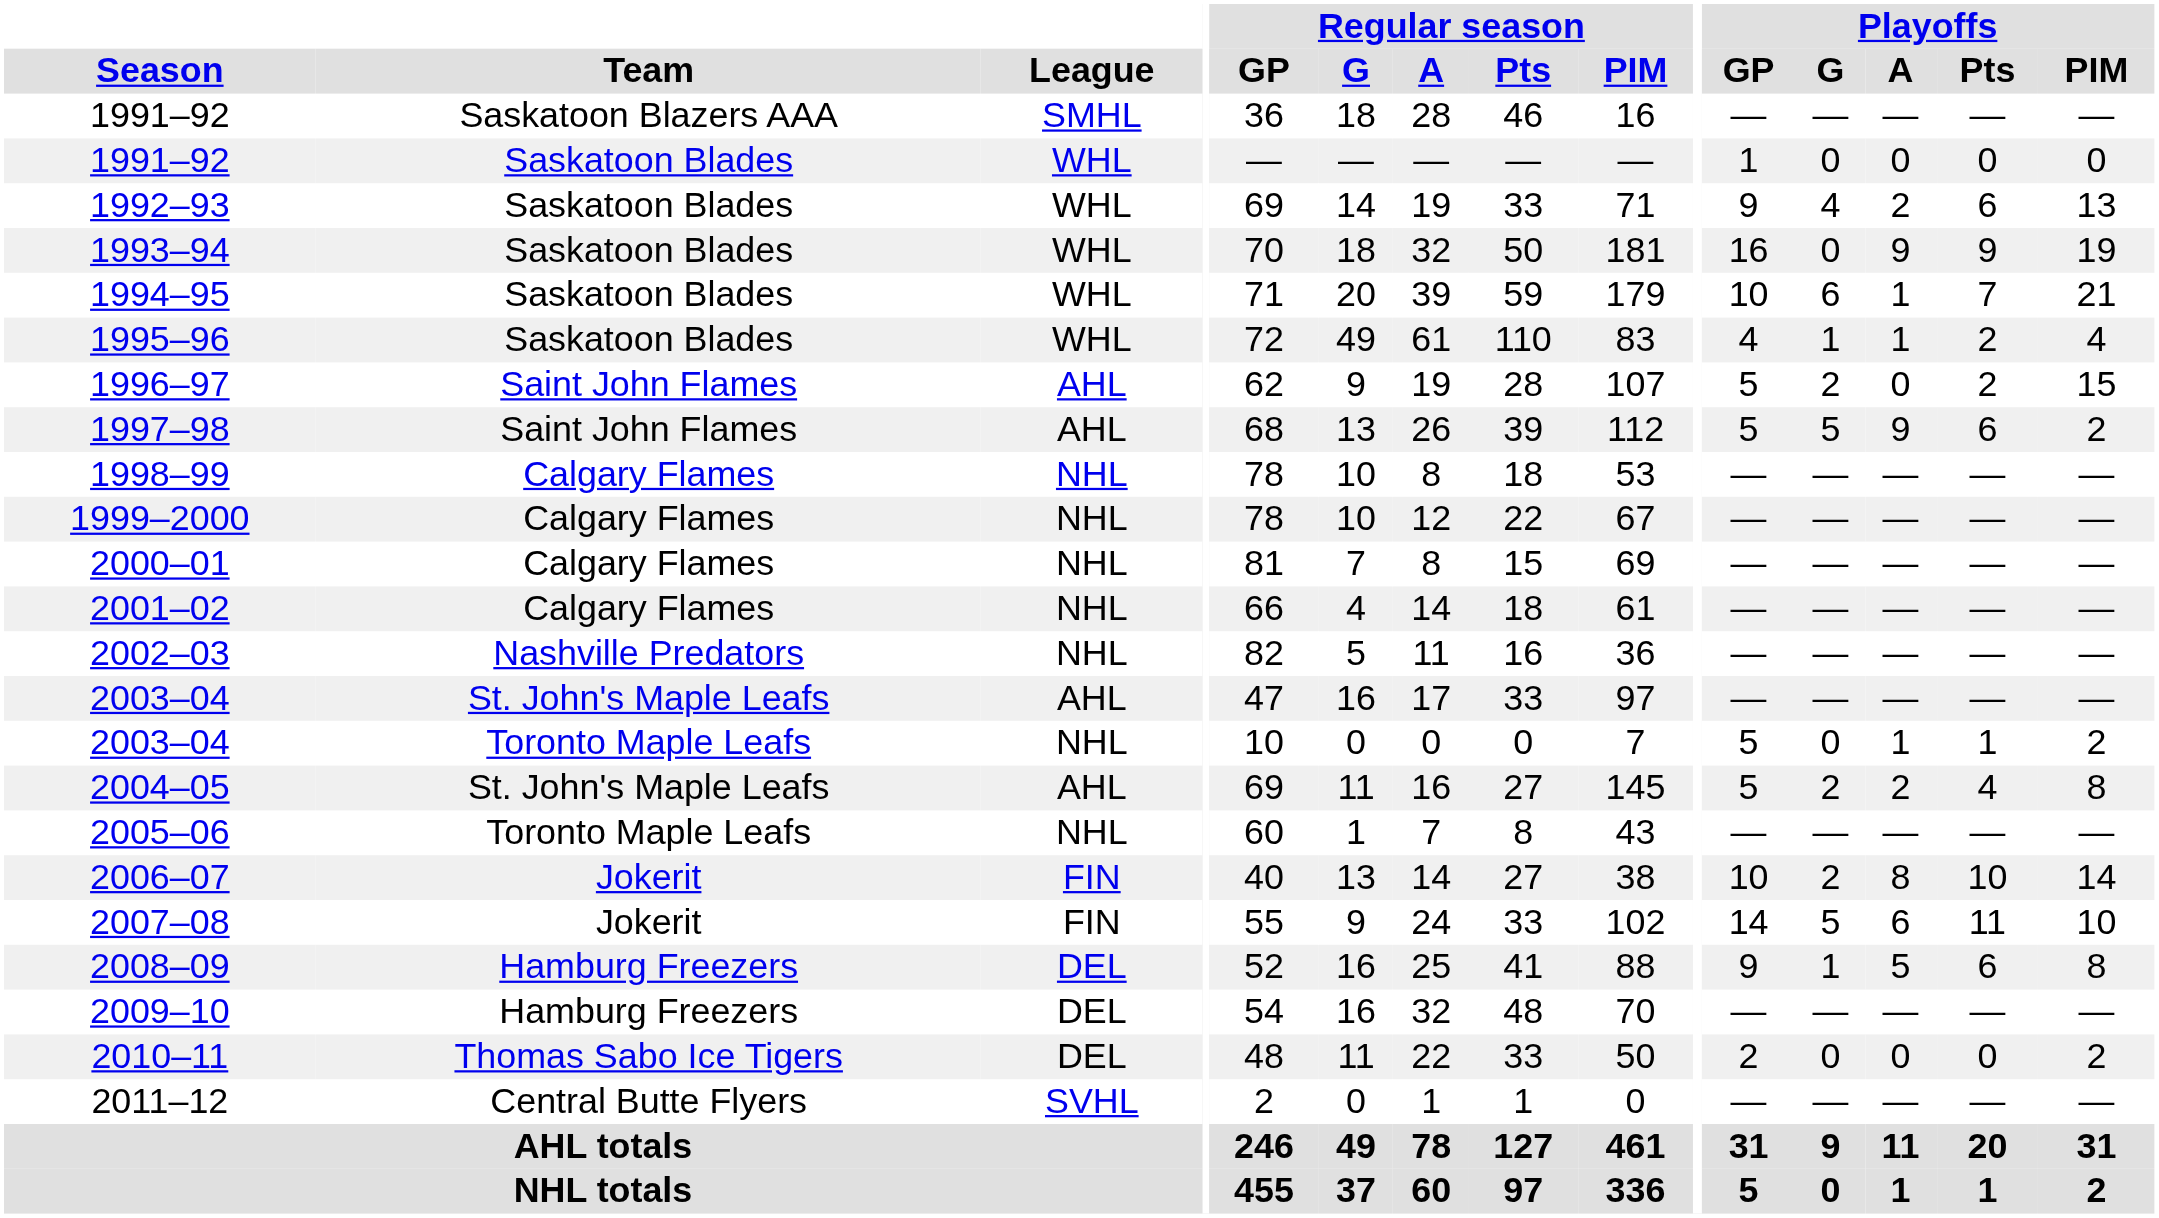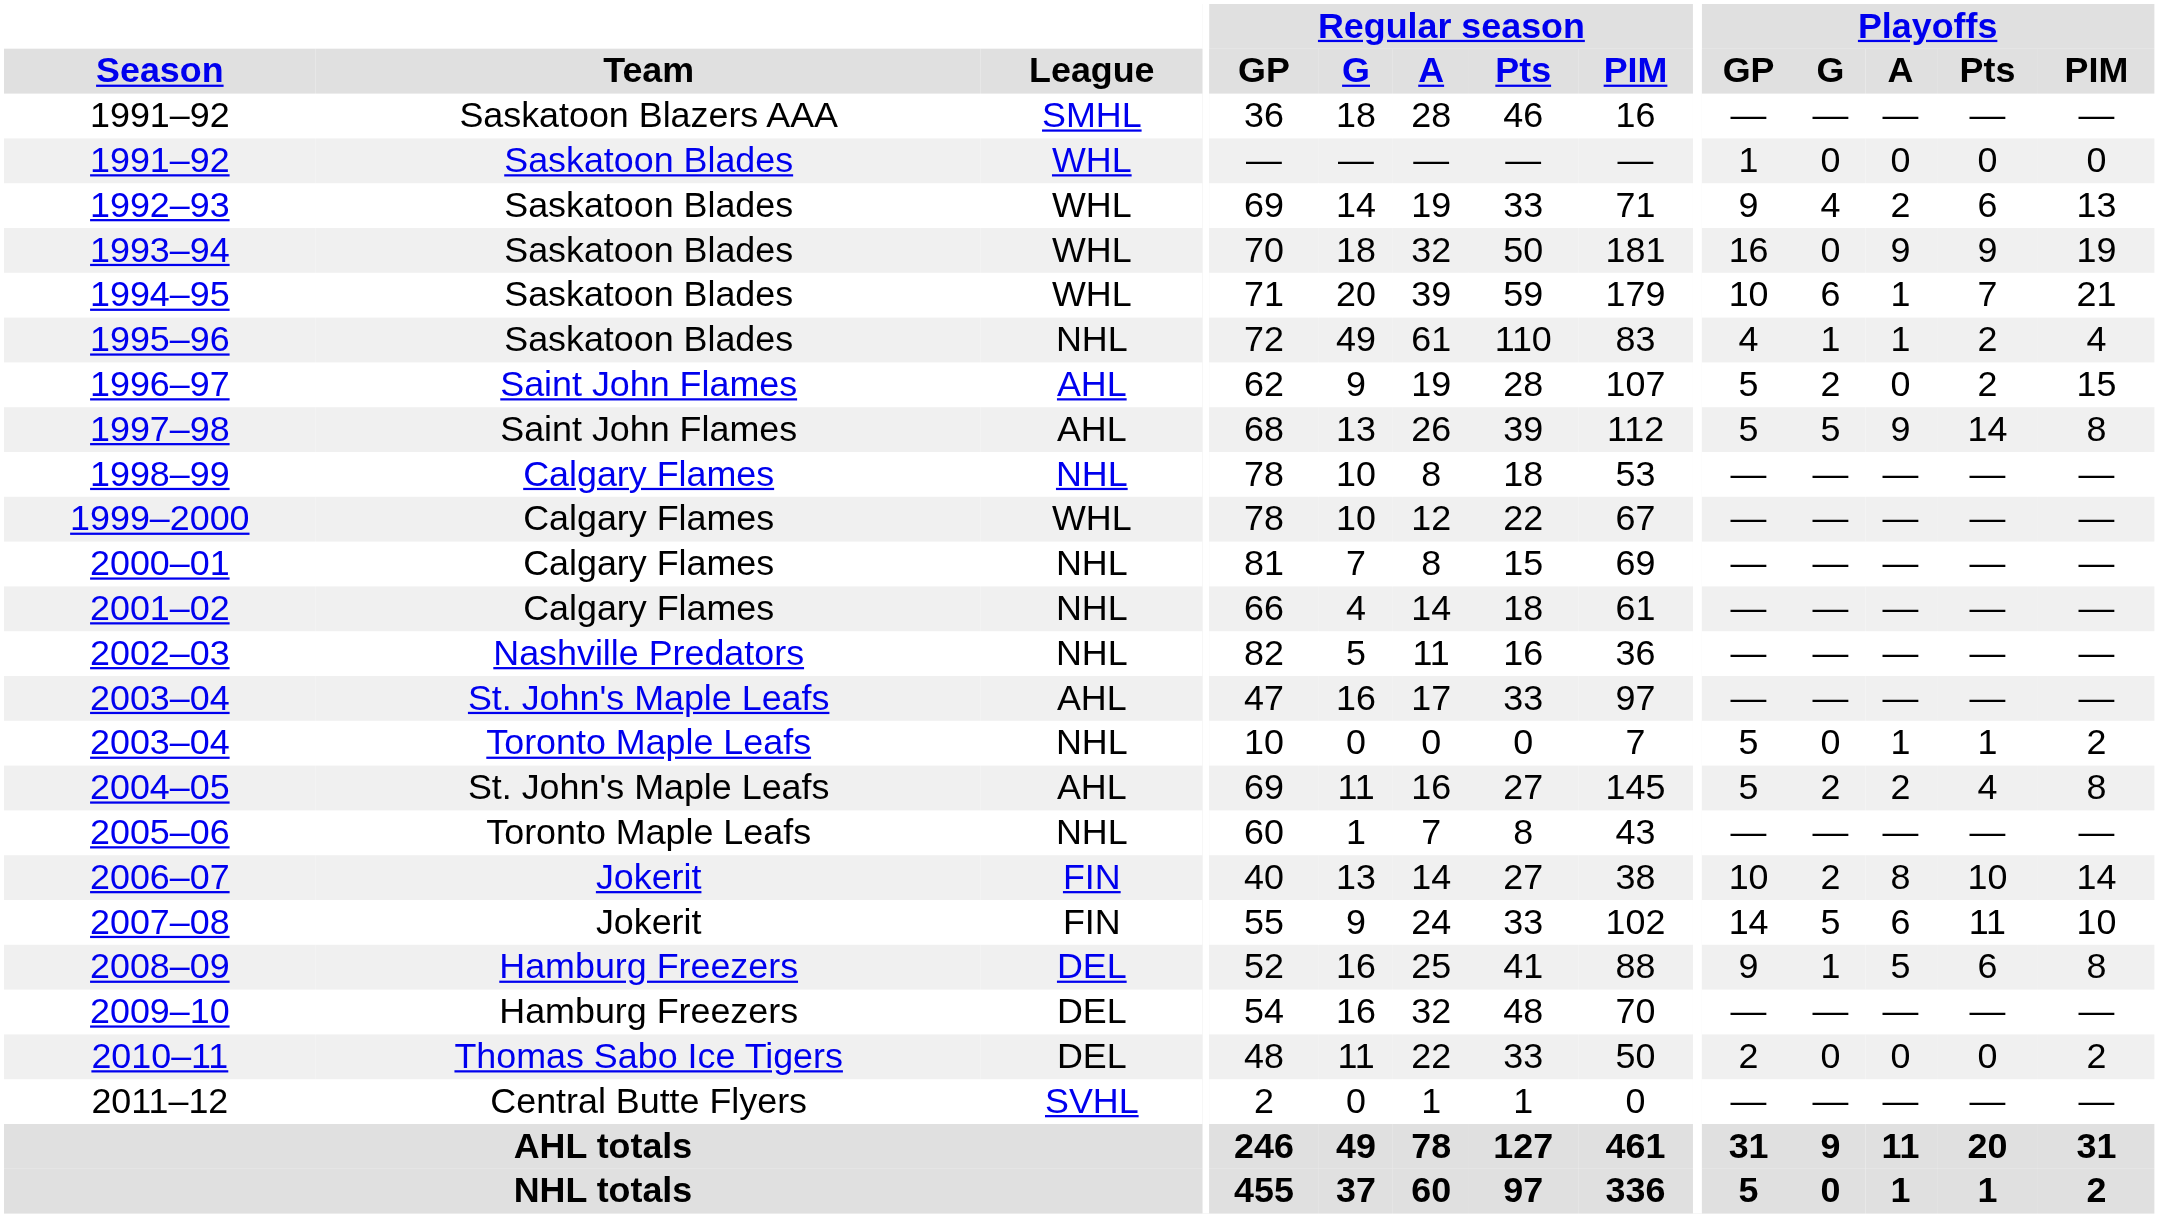(1092, 339) WHL -> (1092, 339) NHL
(1987, 428) 6 -> (1987, 428) 14
(2096, 428) 2 -> (2096, 428) 8
(1092, 518) NHL -> (1092, 518) WHL
